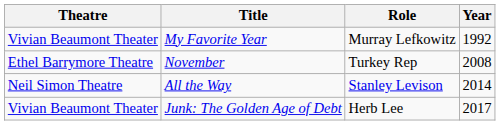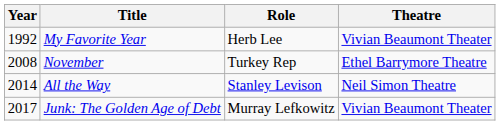columns swapped: (477, 16) <-> (83, 16)
(402, 39) Murray Lefkowitz -> (255, 39) Herb Lee
(376, 108) Herb Lee -> (281, 108) Murray Lefkowitz
